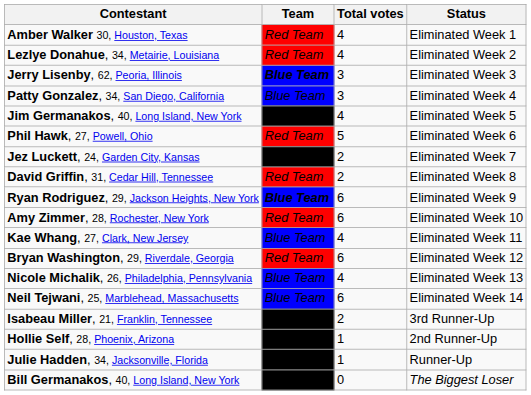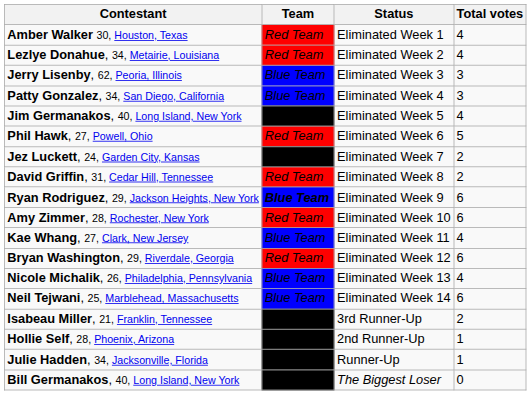columns swapped: (466, 14) <-> (370, 14)
(297, 75) bold -> (295, 75) normal
